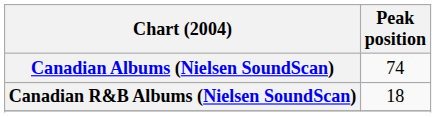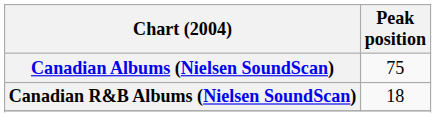(395, 67) 74 -> (395, 67) 75
